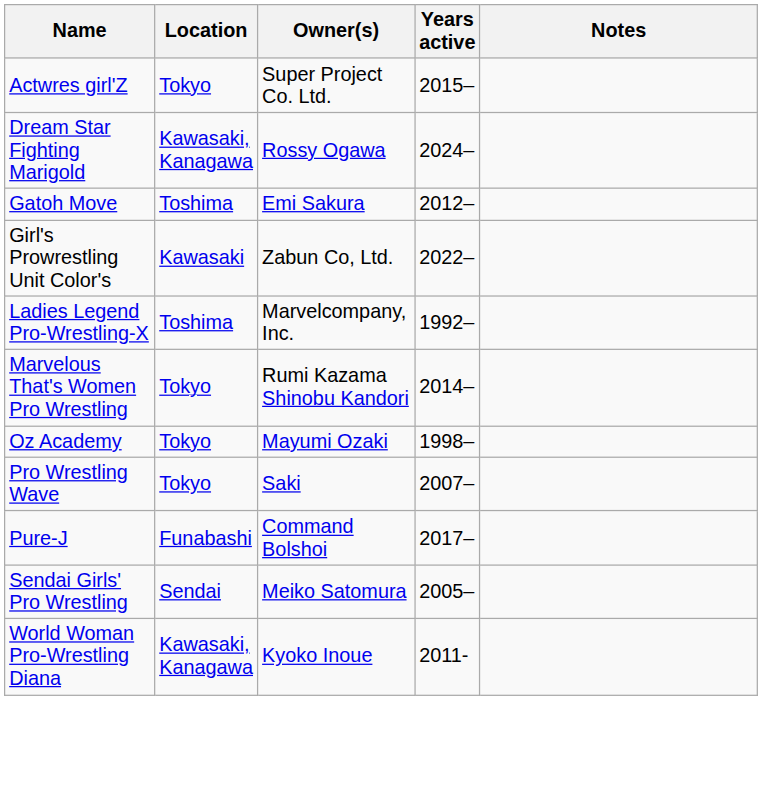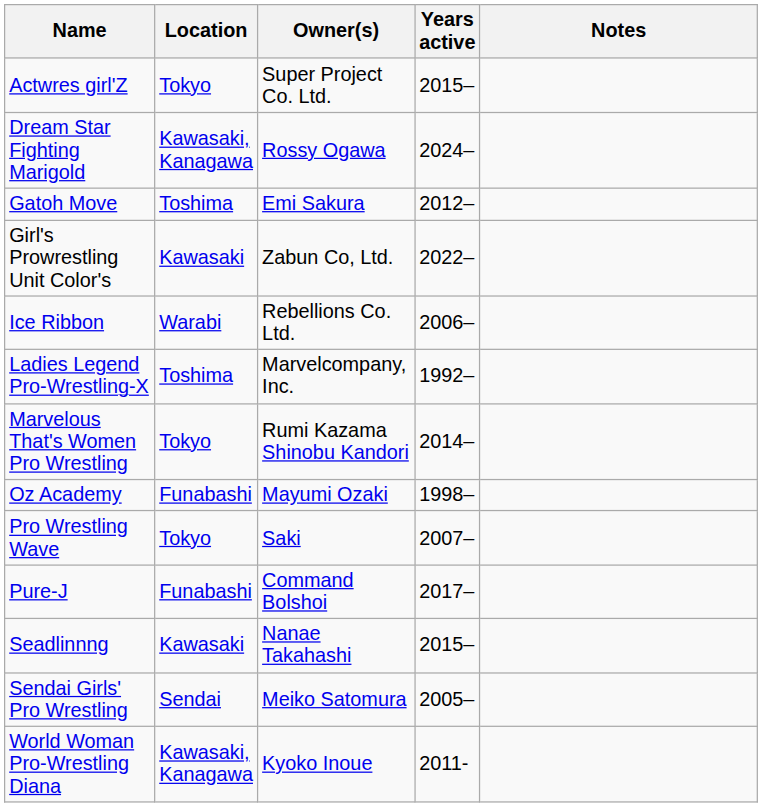+ row: (57, 322)
(185, 441) Tokyo -> (206, 495) Funabashi
+ row: (59, 645)
